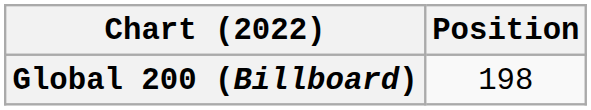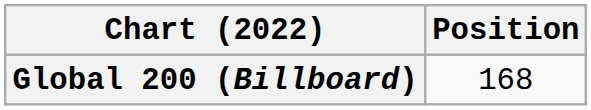(506, 80) 198 -> (506, 80) 168
